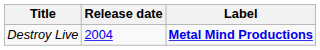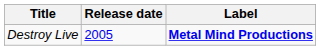(99, 34) 2004 -> (99, 34) 2005
